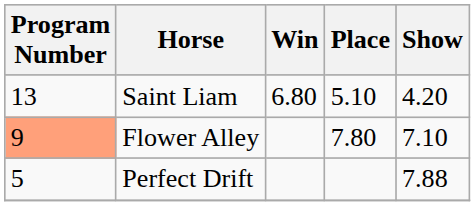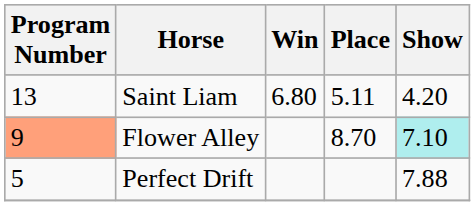(353, 95) 5.10 -> (353, 95) 5.11
(353, 137) 7.80 -> (353, 137) 8.70
(425, 137) no background -> (425, 137) paleturquoise background
